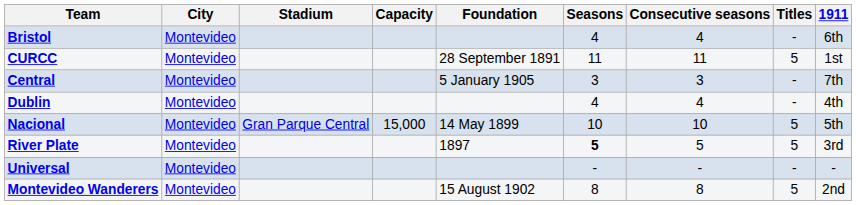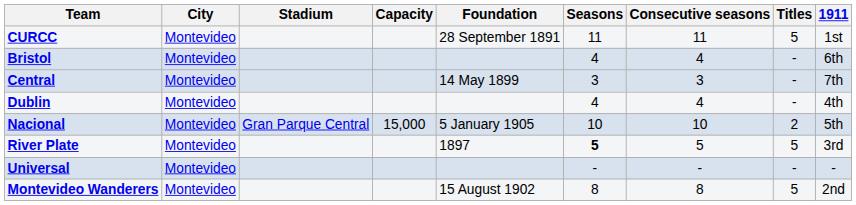rows swapped: (29, 37) <-> (32, 59)
(487, 80) 5 January 1905 -> (479, 80) 14 May 1899
(479, 124) 14 May 1899 -> (487, 124) 5 January 1905
(794, 124) 5 -> (794, 124) 2
